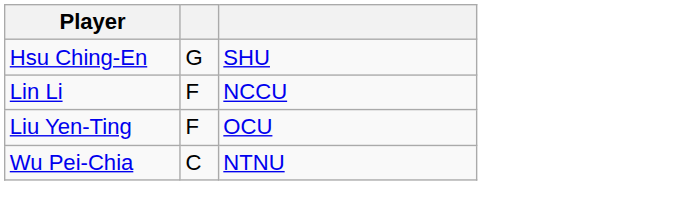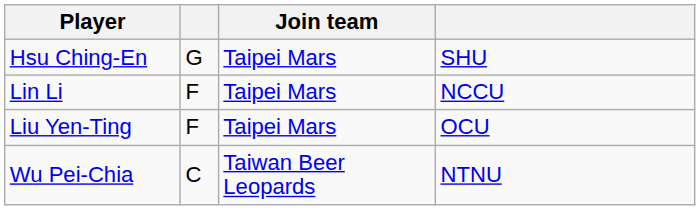+ column: (327, 22)
